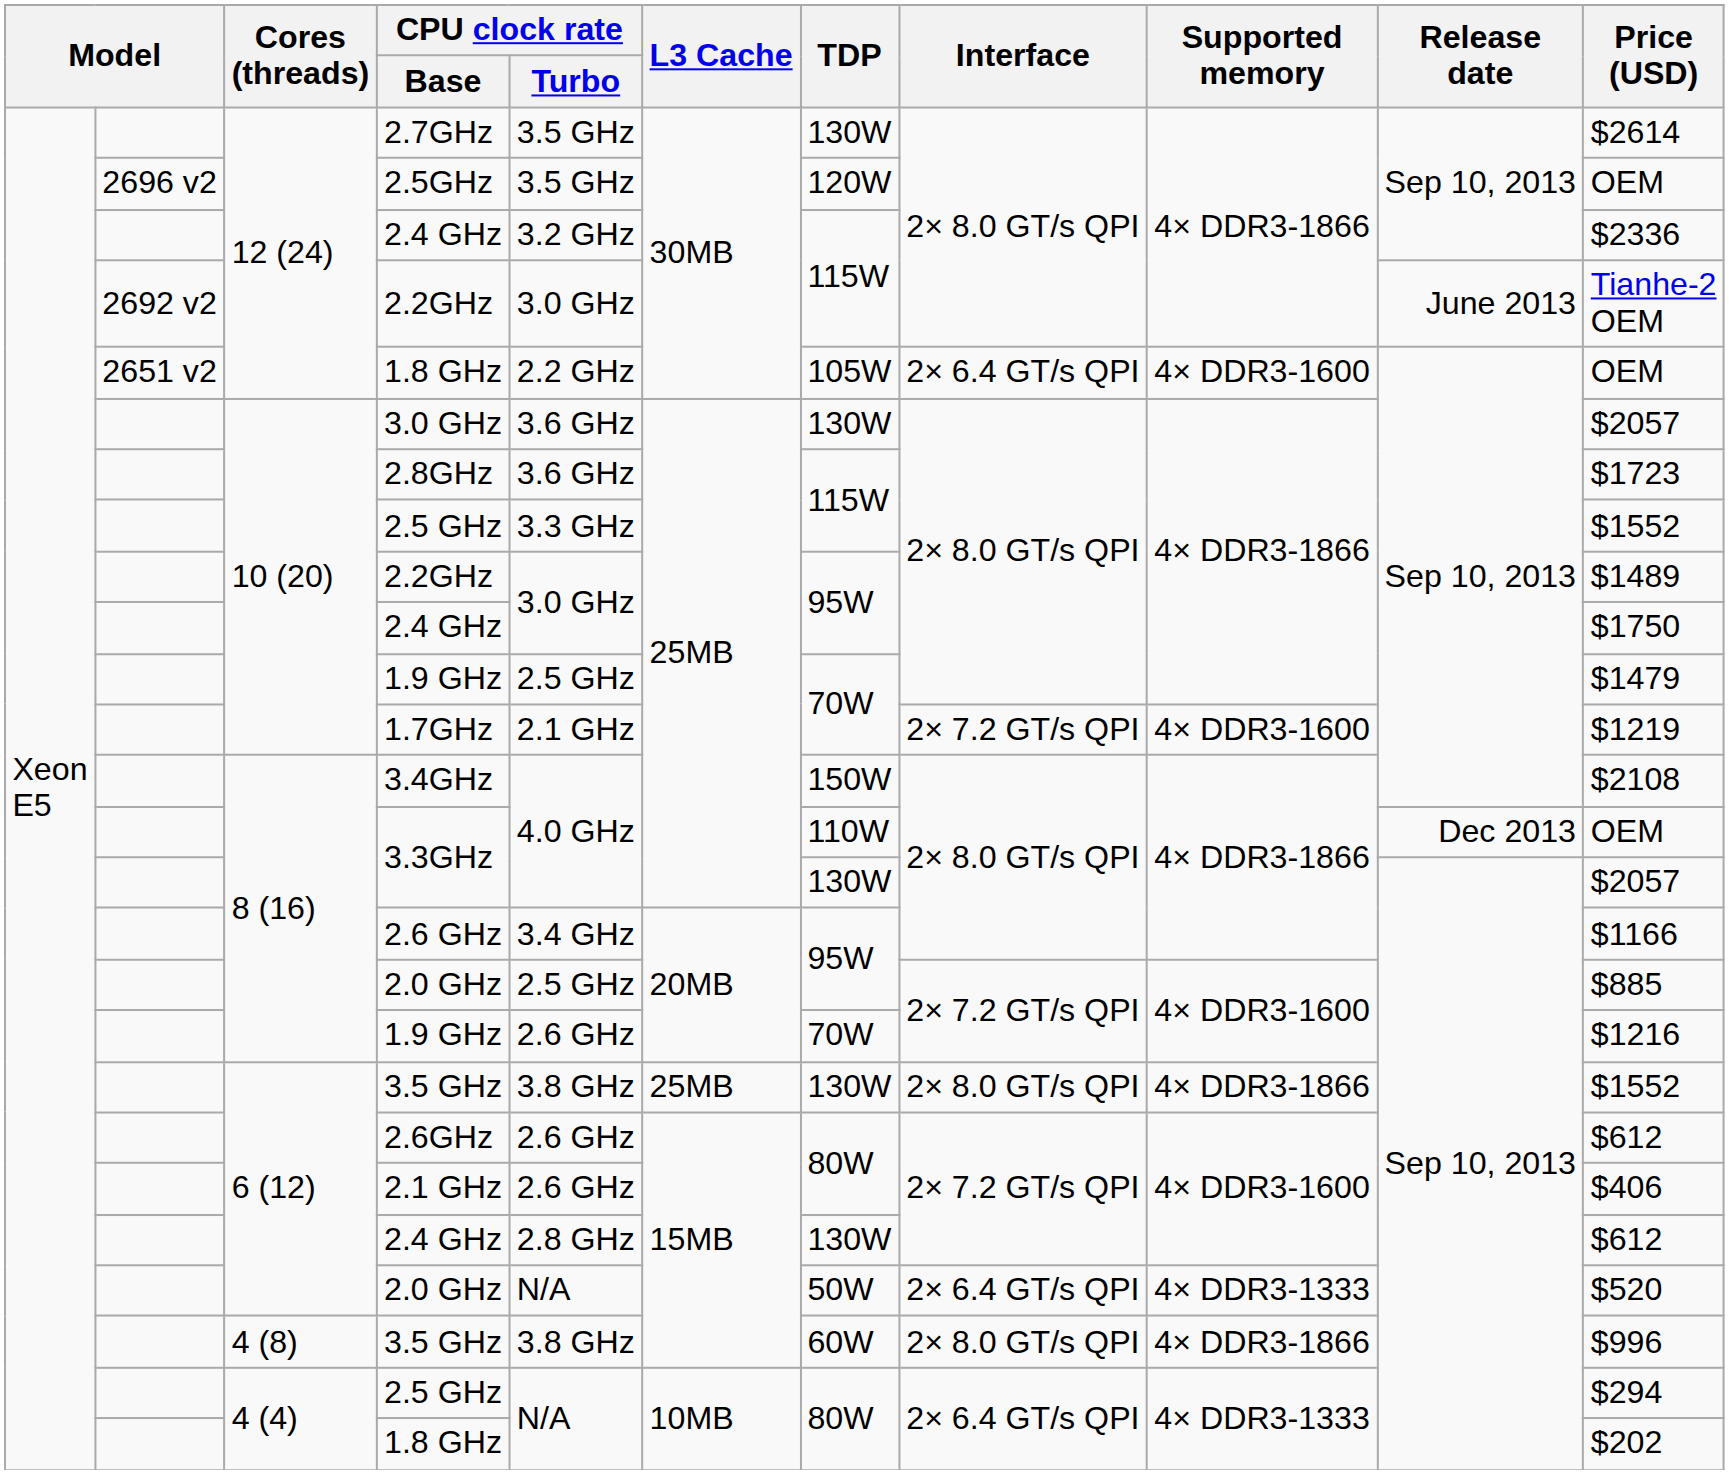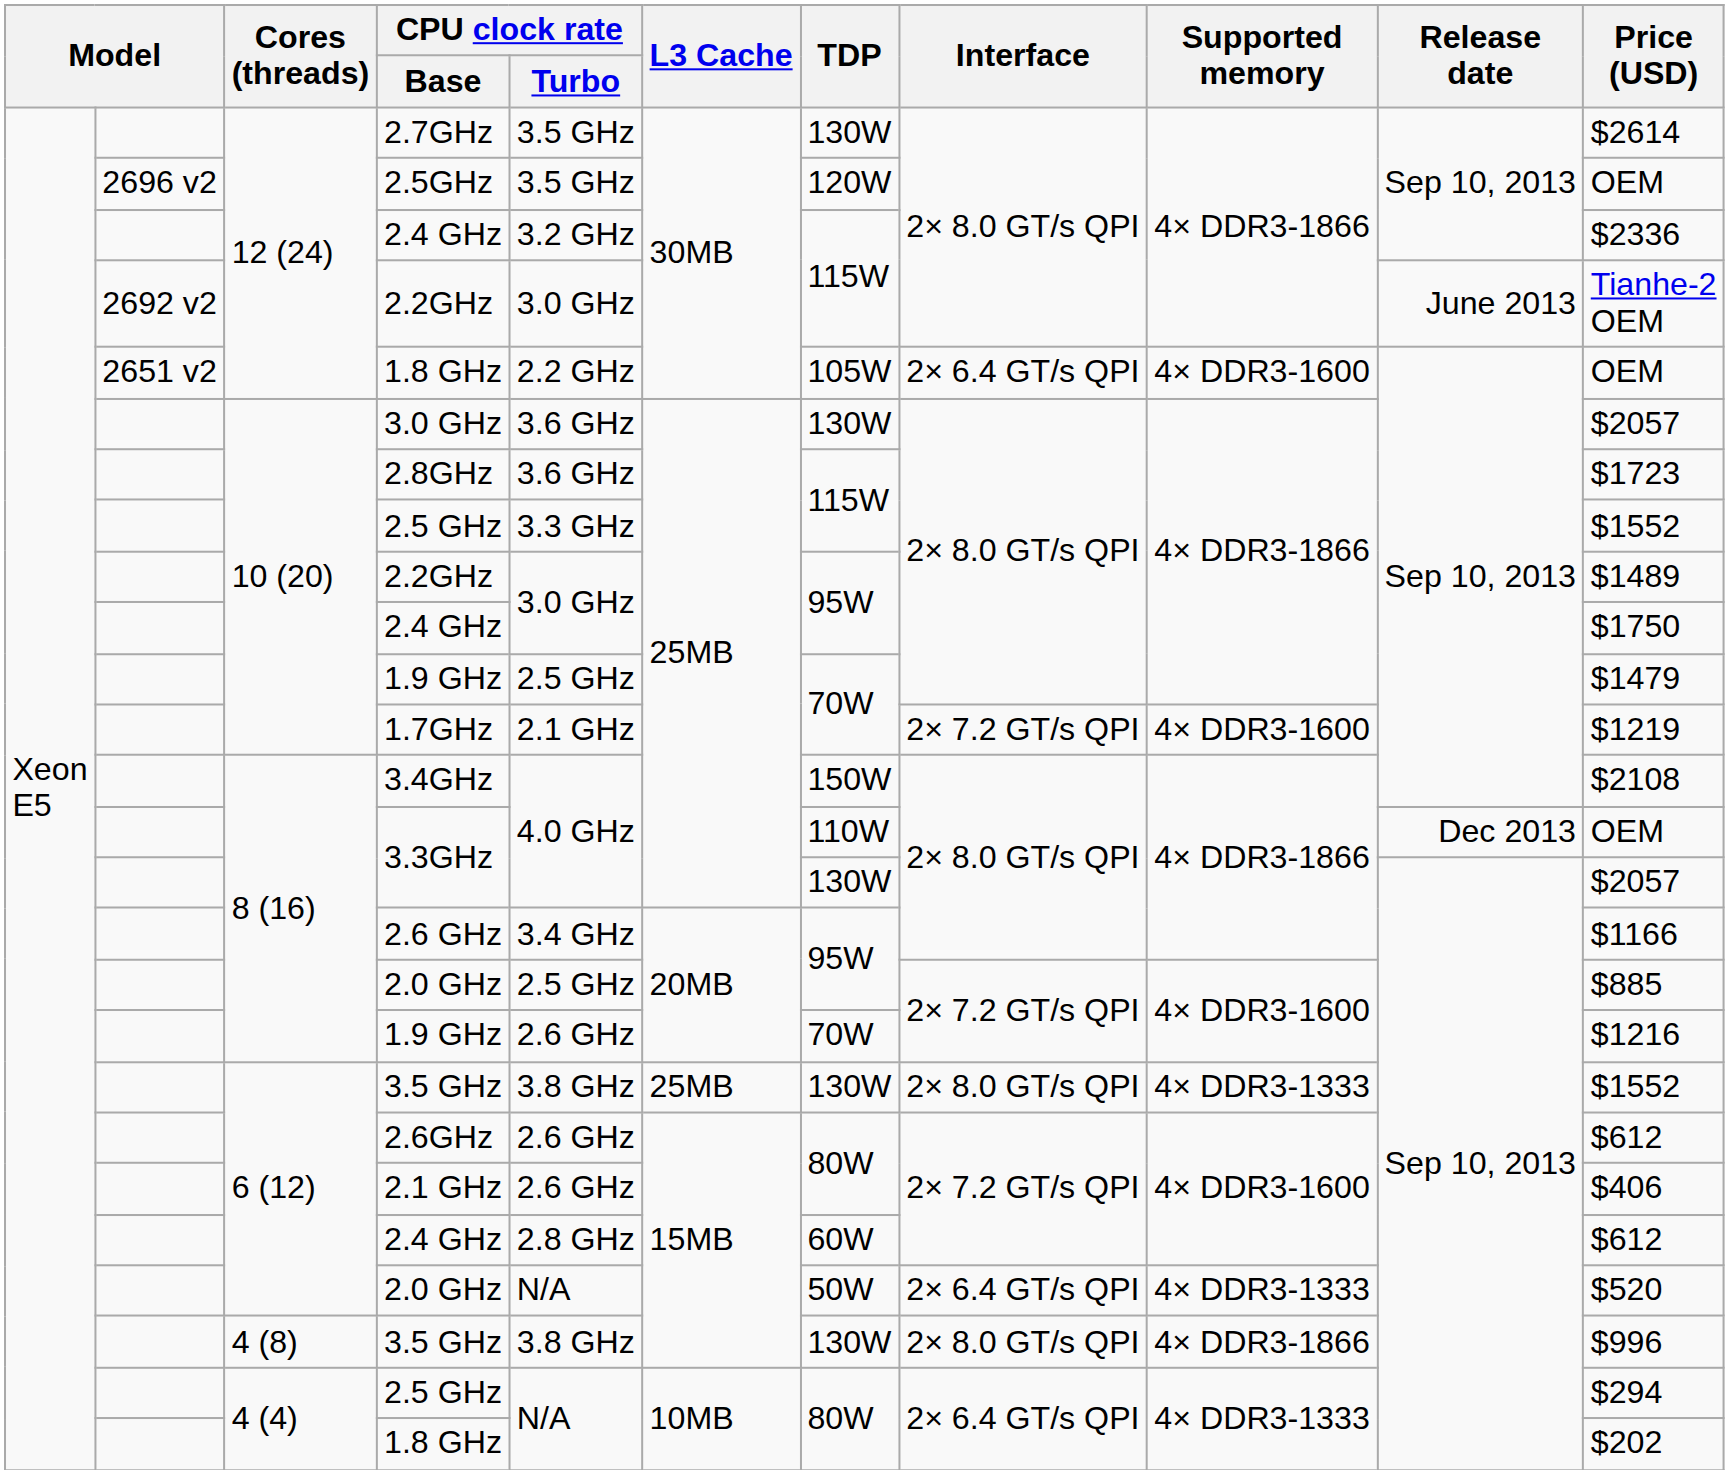(1262, 1086) 4× DDR3-1866 -> (1262, 1086) 4× DDR3-1333
(849, 1239) 130W -> (841, 1239) 60W
(841, 1341) 60W -> (849, 1341) 130W
